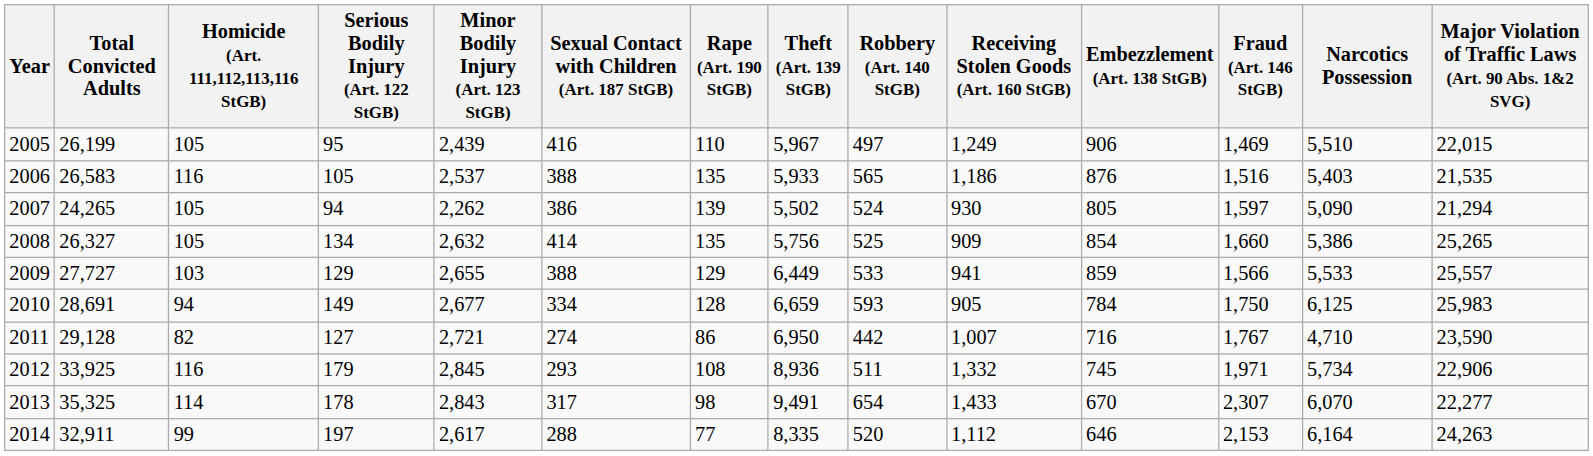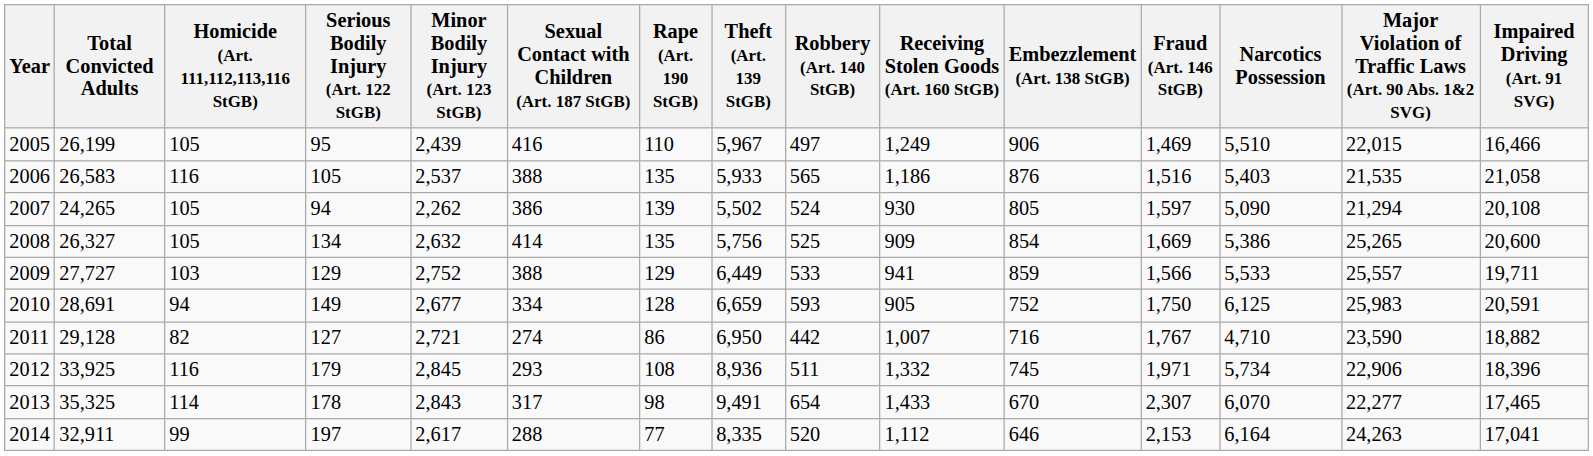+ column: (1534, 66)
(1246, 240) 1,660 -> (1168, 240) 1,669
(462, 273) 2,655 -> (438, 273) 2,752
(1101, 305) 784 -> (1024, 305) 752
